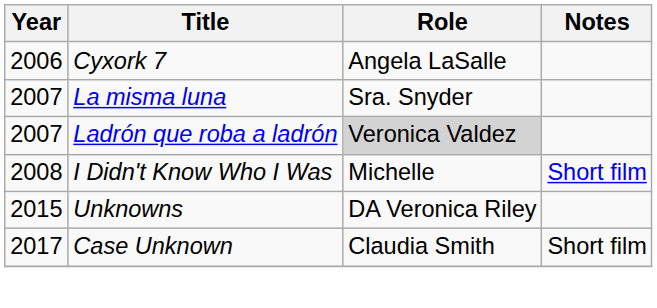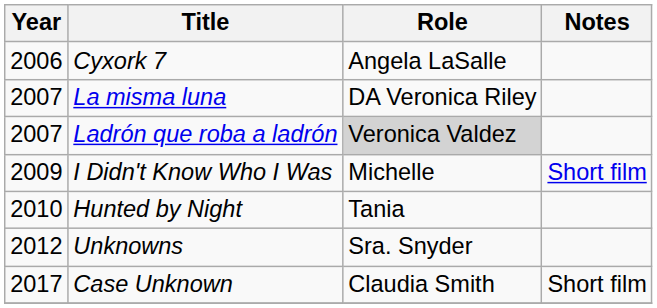(410, 97) Sra. Snyder -> (442, 97) DA Veronica Riley
(36, 172) 2008 -> (36, 172) 2009
+ row: (158, 209)
(36, 209) 2015 -> (36, 246) 2012
(442, 209) DA Veronica Riley -> (410, 246) Sra. Snyder
